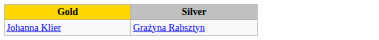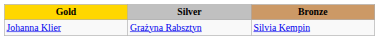+ column: (313, 12)
